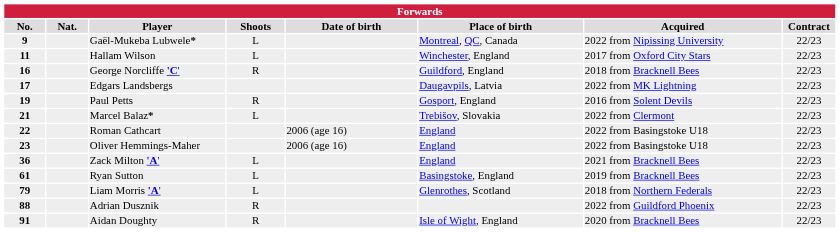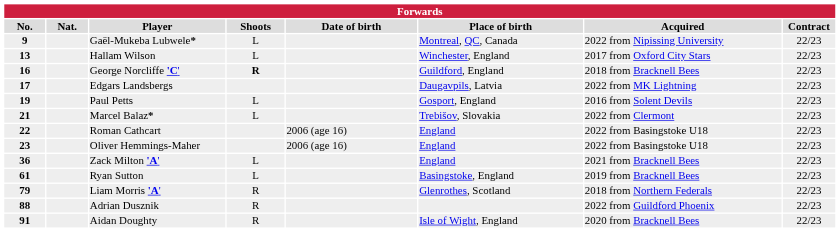(25, 56) 11 -> (25, 56) 13
(256, 71) normal -> (256, 71) bold
(256, 101) R -> (256, 101) L
(256, 190) L -> (256, 190) R
